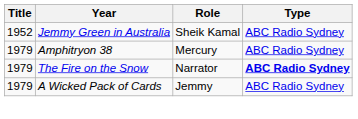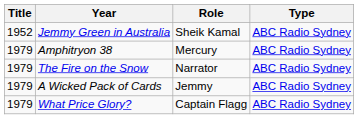(298, 68) bold -> (302, 68) normal
+ row: (85, 104)
